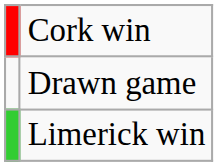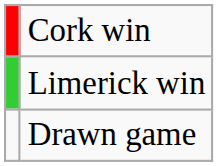rows swapped: (117, 134) <-> (112, 82)
